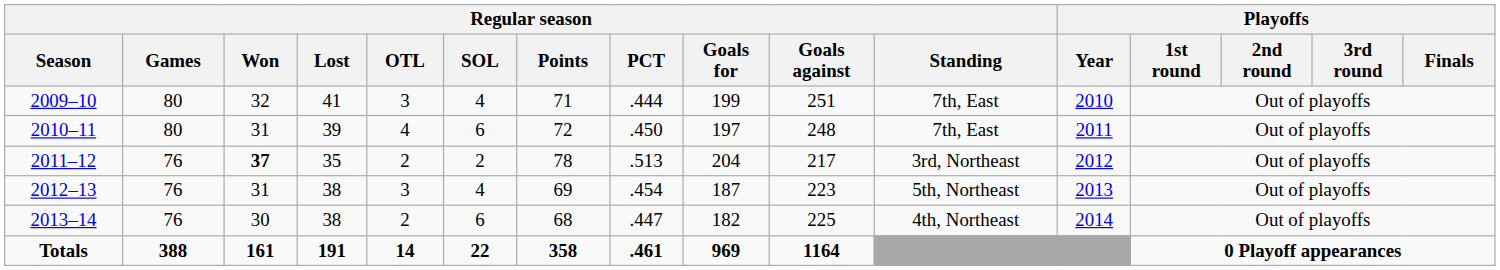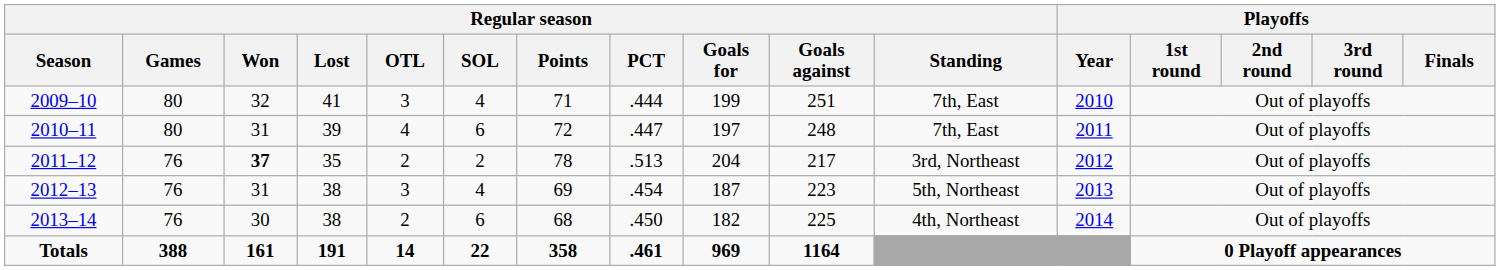(646, 130) .450 -> (646, 130) .447
(646, 220) .447 -> (646, 220) .450
